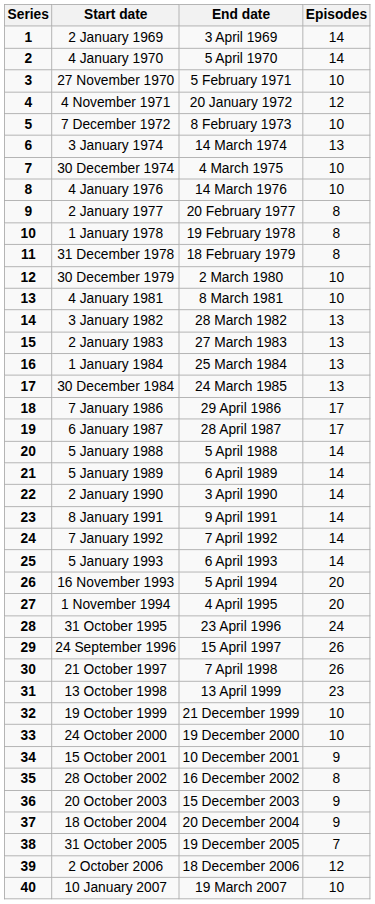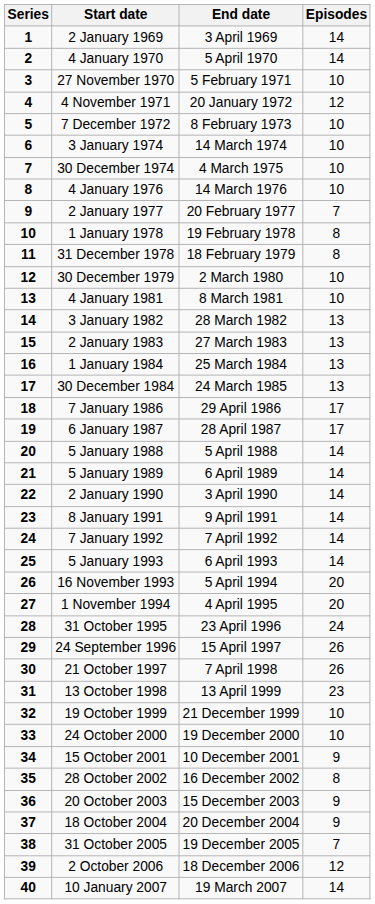(336, 146) 13 -> (336, 146) 10
(336, 211) 8 -> (336, 211) 7
(336, 888) 10 -> (336, 888) 14
